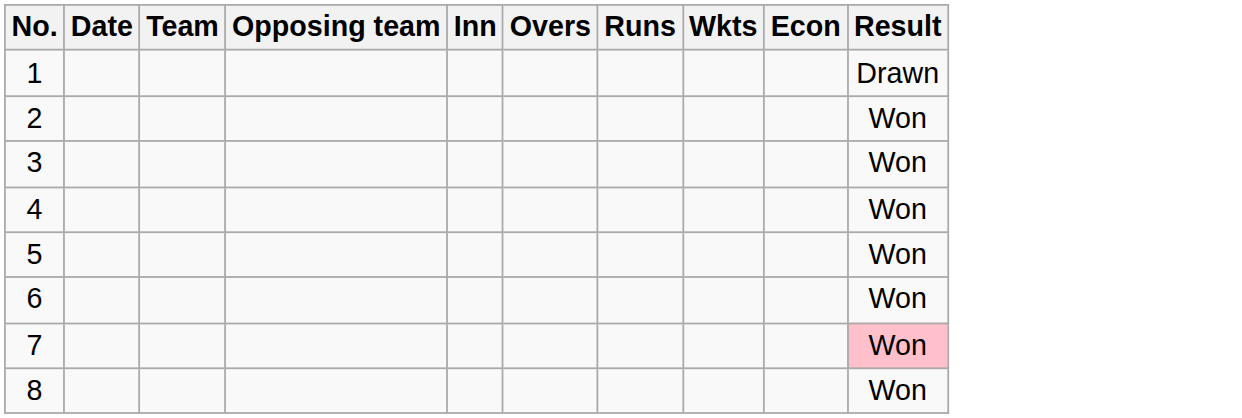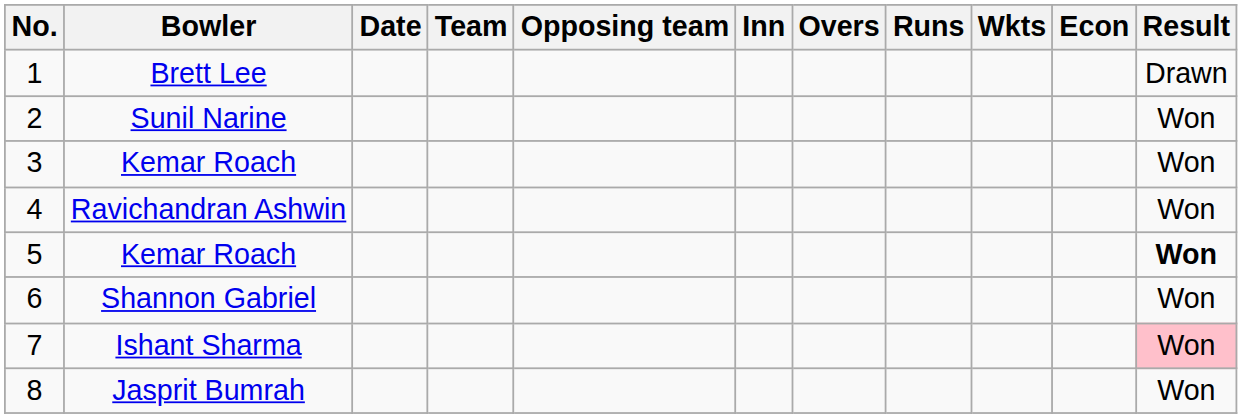+ column: (209, 27)
(898, 254) normal -> (1186, 254) bold
